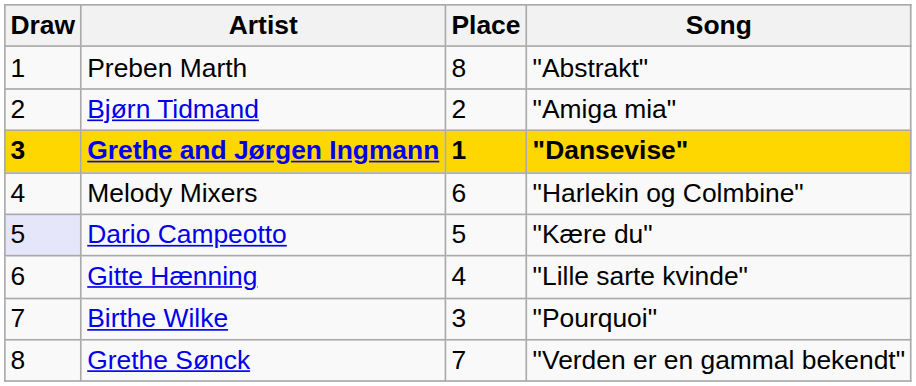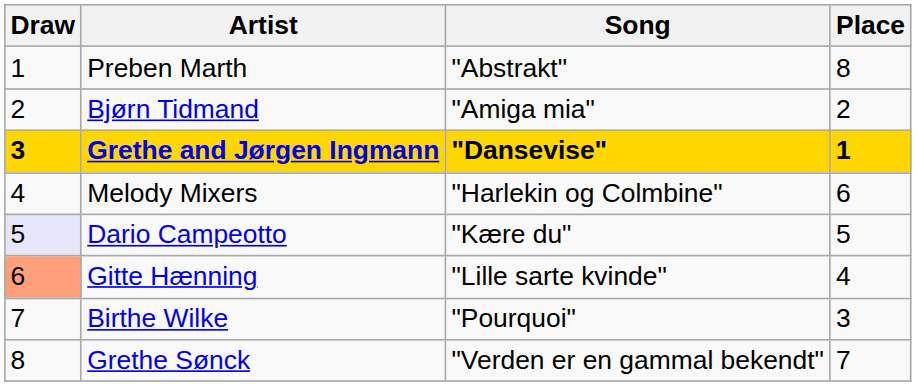columns swapped: (719, 25) <-> (486, 25)
(18, 276) no background -> (18, 276) lightsalmon background
